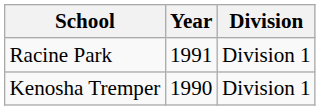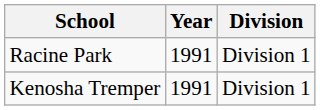(191, 88) 1990 -> (191, 88) 1991
